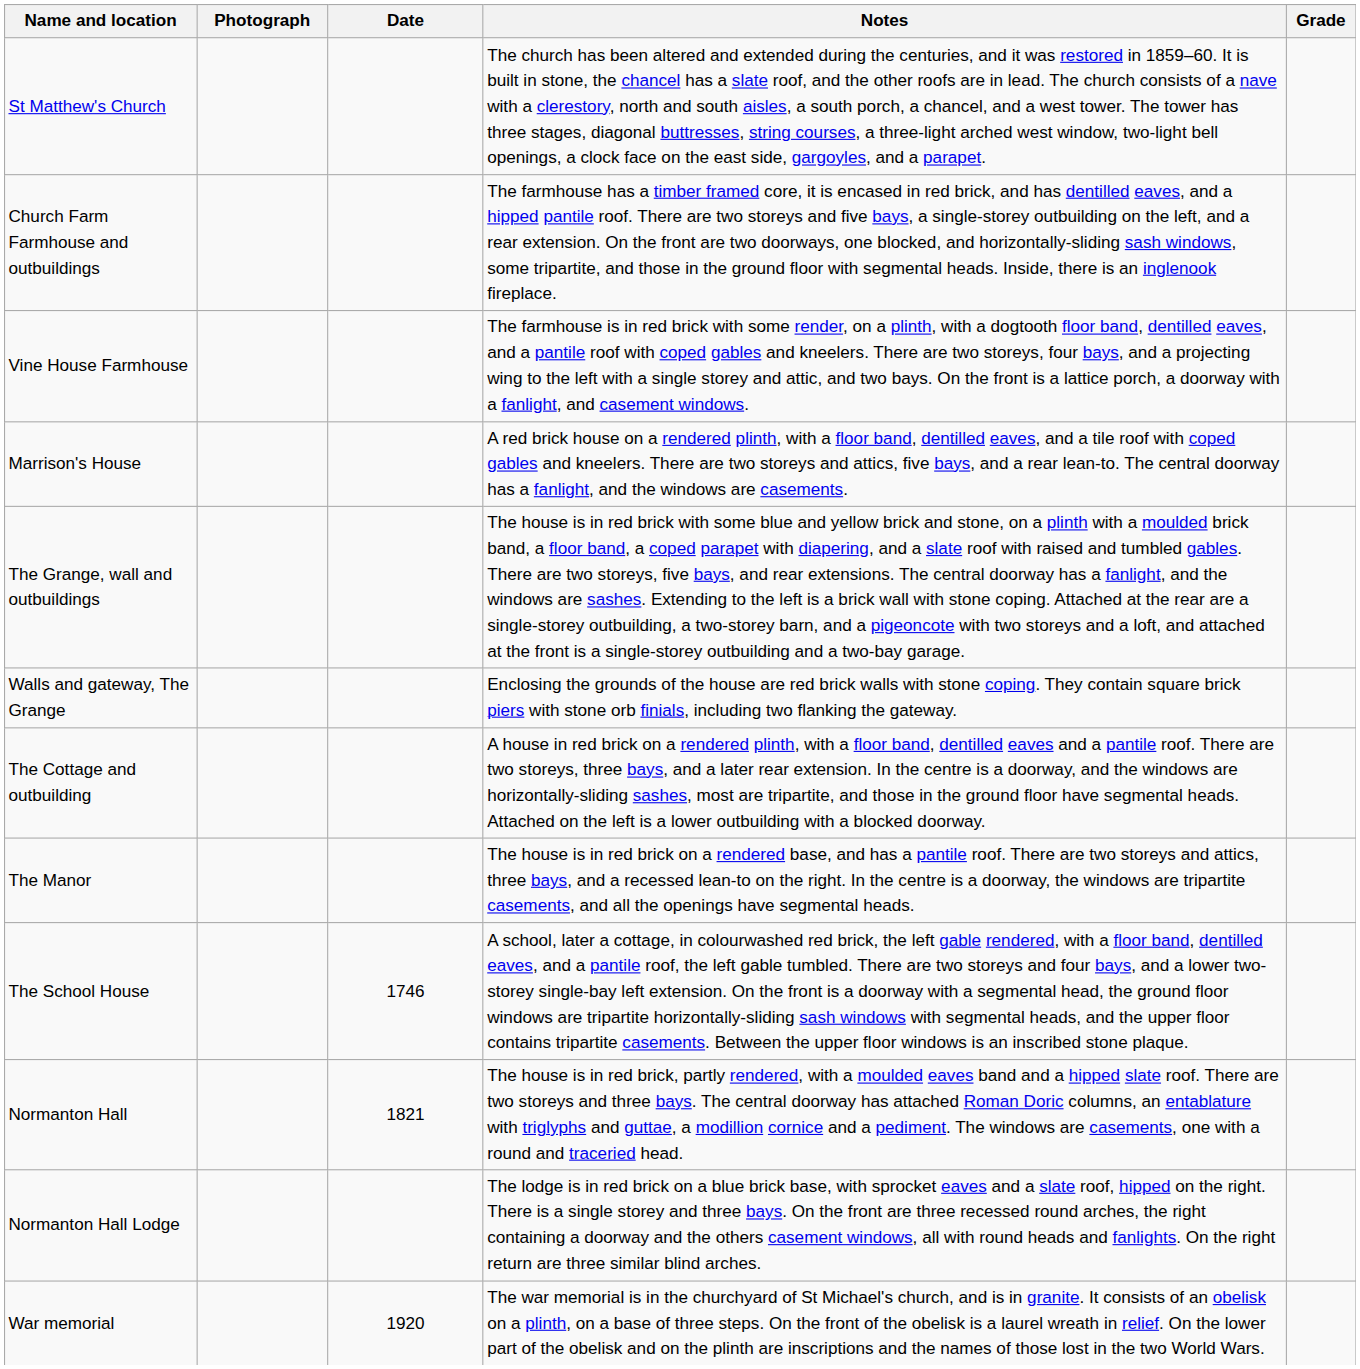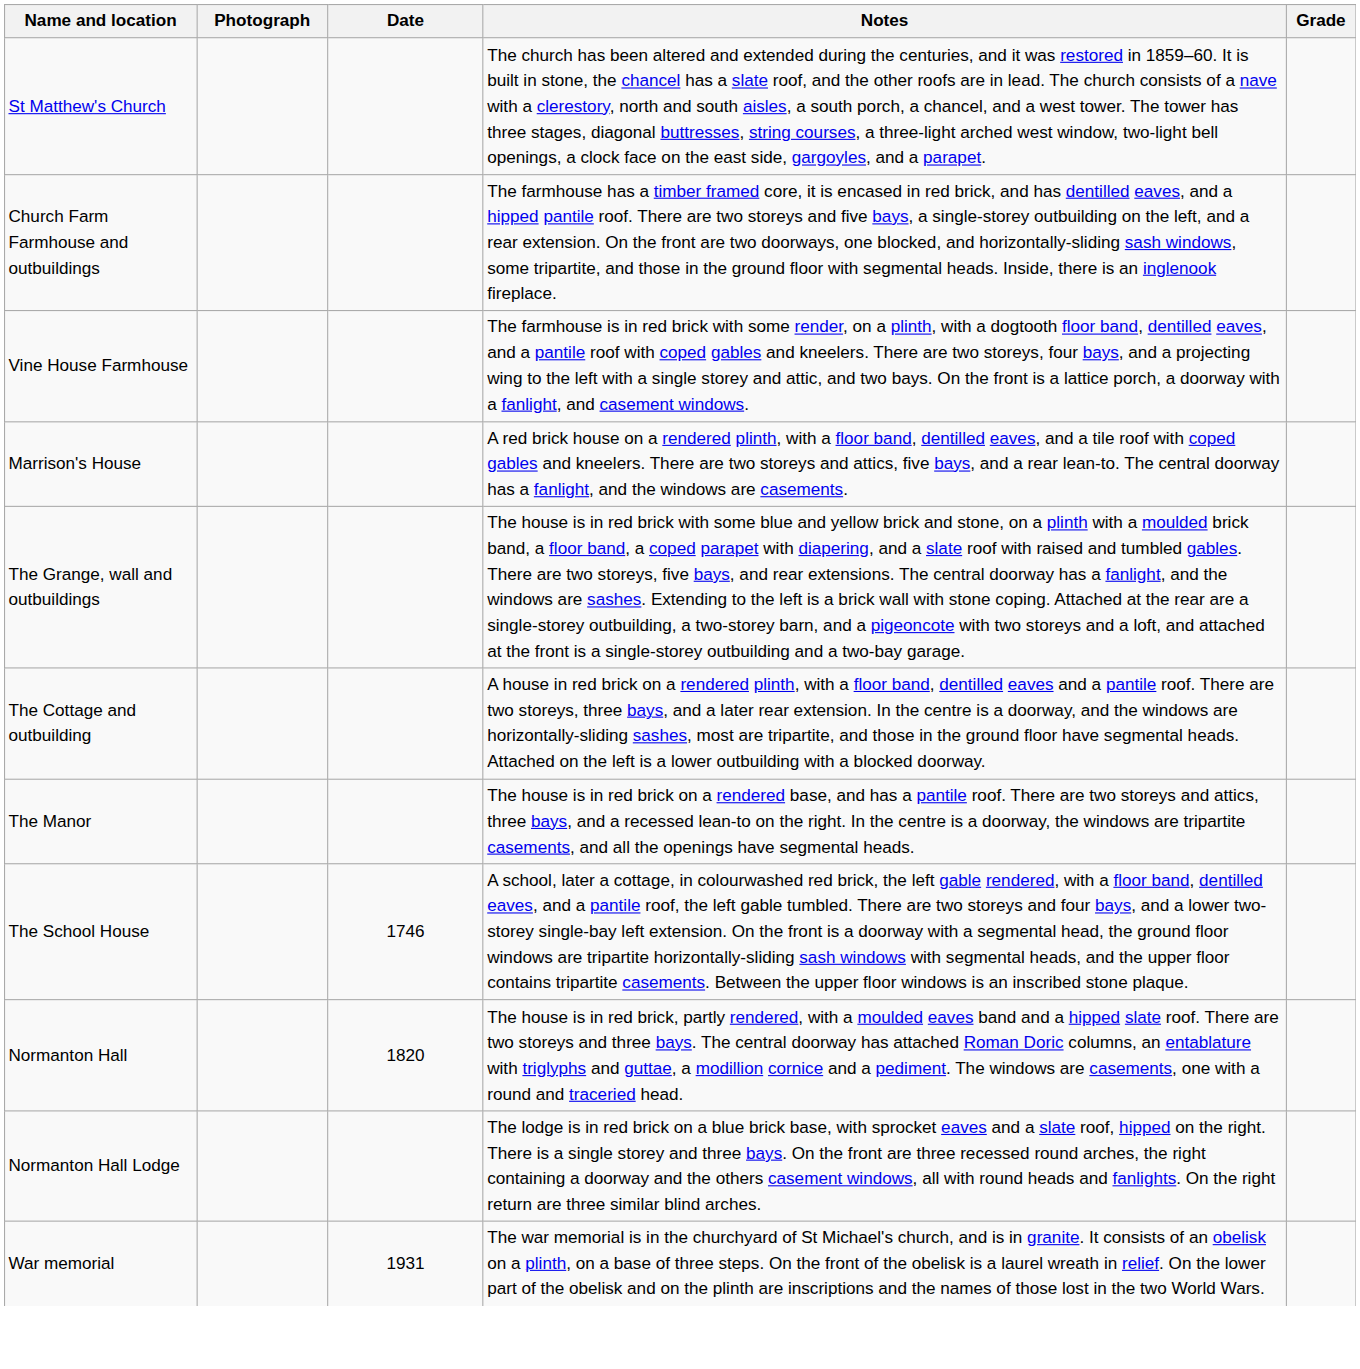- row: (99, 697)
(406, 1114) 1821 -> (406, 1055) 1820
(406, 1322) 1920 -> (406, 1263) 1931
